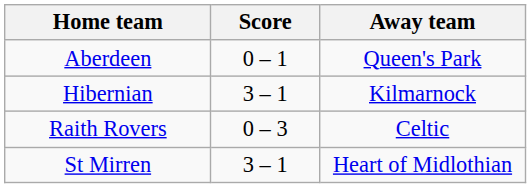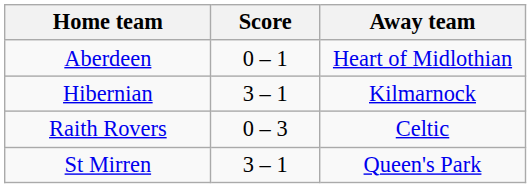(423, 57) Queen's Park -> (423, 57) Heart of Midlothian
(423, 164) Heart of Midlothian -> (423, 164) Queen's Park
